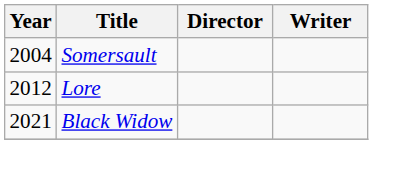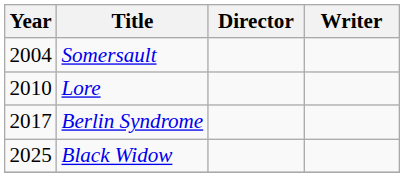(31, 88) 2012 -> (31, 88) 2010
+ row: (132, 121)
(31, 121) 2021 -> (31, 155) 2025
